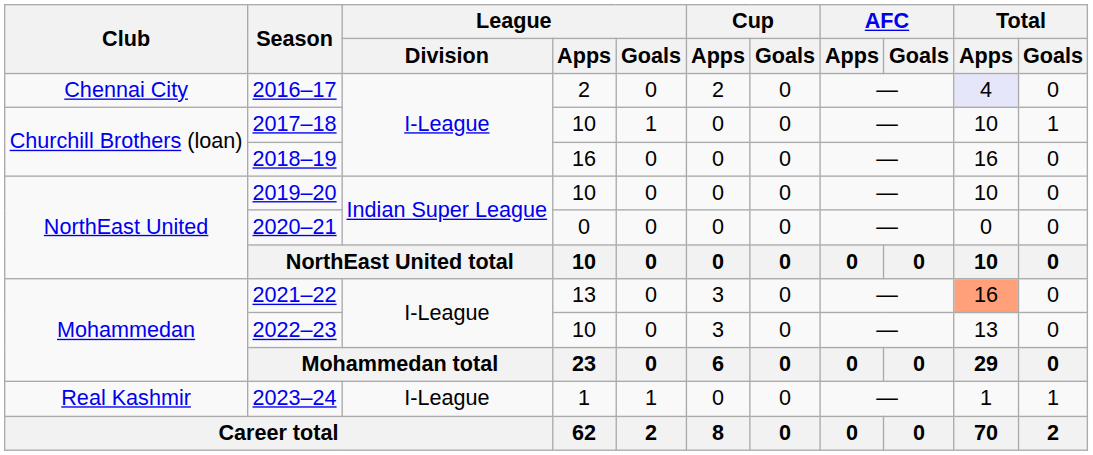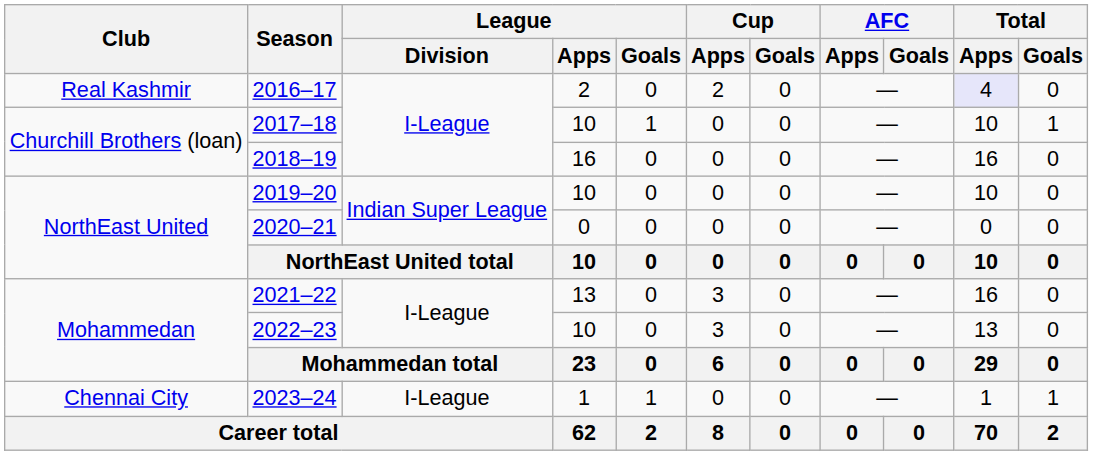(126, 90) Chennai City -> (126, 90) Real Kashmir
(986, 295) lightsalmon background -> (986, 295) no background
(126, 398) Real Kashmir -> (126, 398) Chennai City
